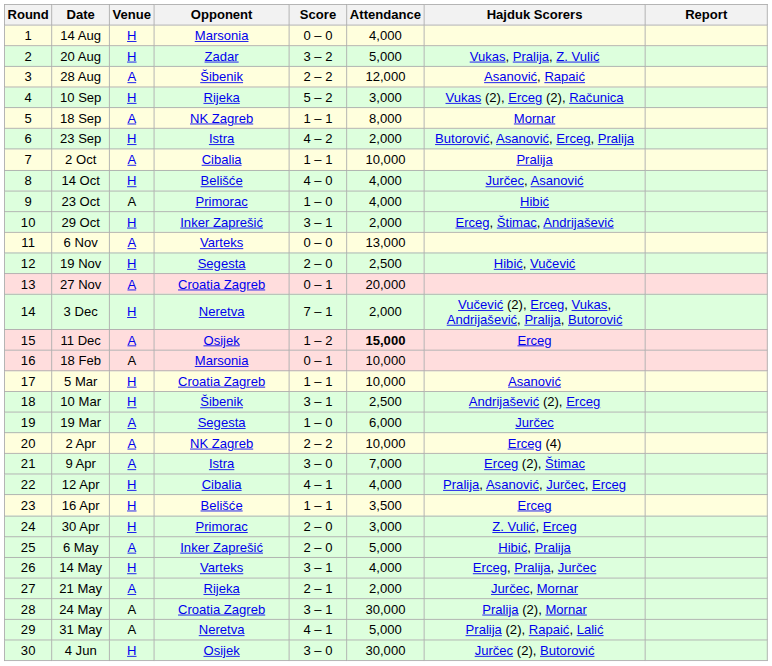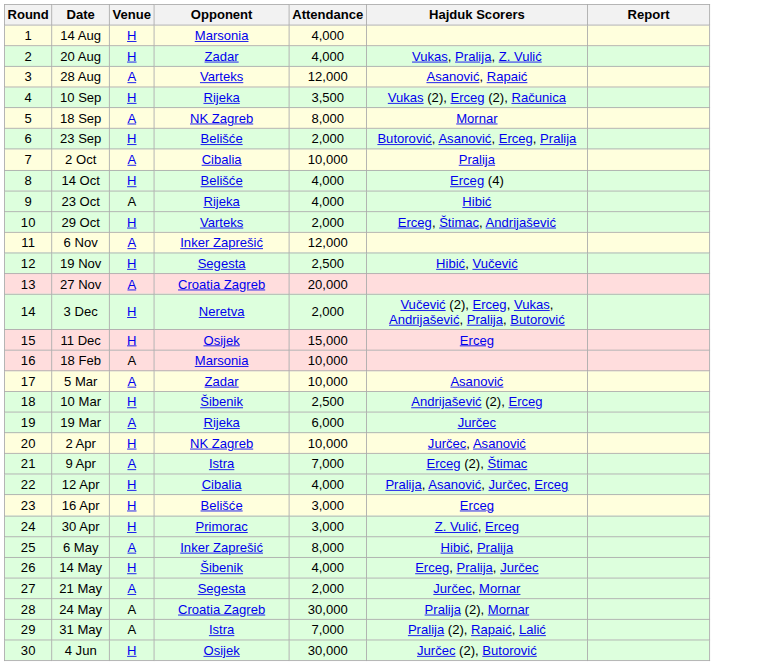- column: (318, 15)
(385, 56) 5,000 -> (328, 56) 4,000
(222, 77) Šibenik -> (222, 77) Varteks
(385, 98) 3,000 -> (328, 98) 3,500
(222, 139) Istra -> (222, 139) Belišće
(535, 181) Jurčec, Asanović -> (477, 181) Erceg (4)
(222, 201) Primorac -> (222, 201) Rijeka
(222, 222) Inker Zaprešić -> (222, 222) Varteks
(222, 243) Varteks -> (222, 243) Inker Zaprešić
(385, 243) 13,000 -> (328, 243) 12,000
(132, 340) A -> (132, 340) H
(385, 340) bold -> (328, 340) normal
(132, 381) H -> (132, 381) A
(222, 381) Croatia Zagreb -> (222, 381) Zadar
(222, 423) Segesta -> (222, 423) Rijeka
(132, 443) A -> (132, 443) H
(535, 443) Erceg (4) -> (477, 443) Jurčec, Asanović
(385, 506) 3,500 -> (328, 506) 3,000
(385, 547) 5,000 -> (328, 547) 8,000
(222, 568) Varteks -> (222, 568) Šibenik
(222, 588) Rijeka -> (222, 588) Segesta
(222, 630) Neretva -> (222, 630) Istra
(385, 630) 5,000 -> (328, 630) 7,000
